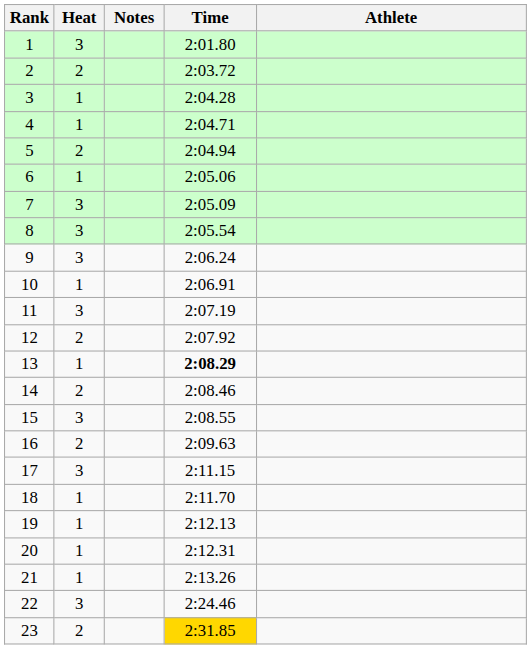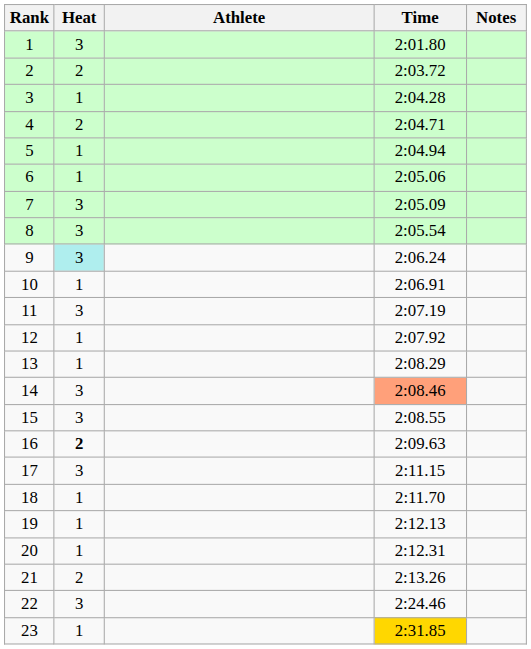columns swapped: (391, 17) <-> (134, 17)
(79, 124) 1 -> (79, 124) 2
(79, 151) 2 -> (79, 151) 1
(79, 257) no background -> (79, 257) paleturquoise background
(79, 337) 2 -> (79, 337) 1
(210, 364) bold -> (420, 364) normal
(79, 390) 2 -> (79, 390) 3
(210, 390) no background -> (420, 390) lightsalmon background
(79, 444) normal -> (79, 444) bold
(79, 577) 1 -> (79, 577) 2
(79, 630) 2 -> (79, 630) 1
